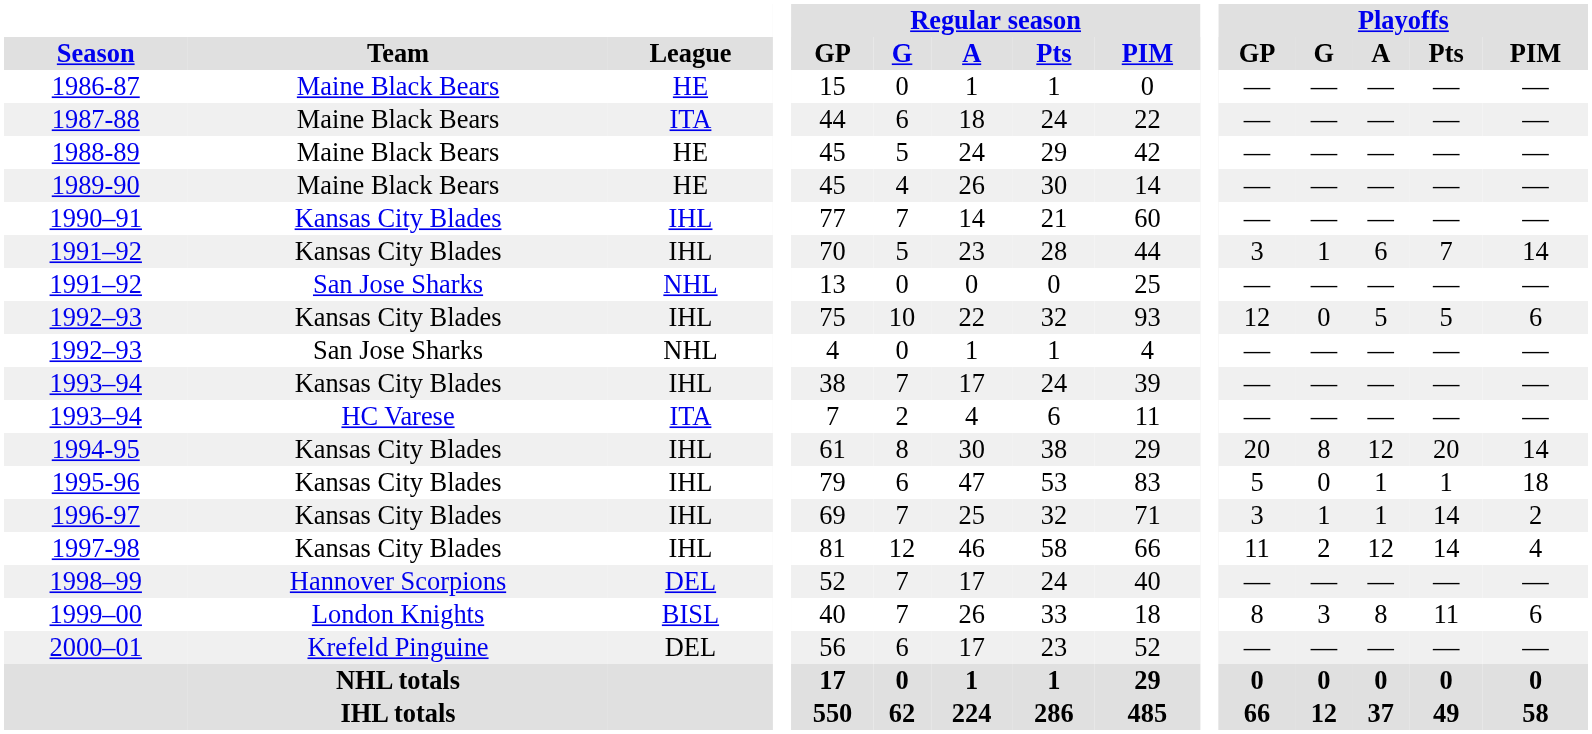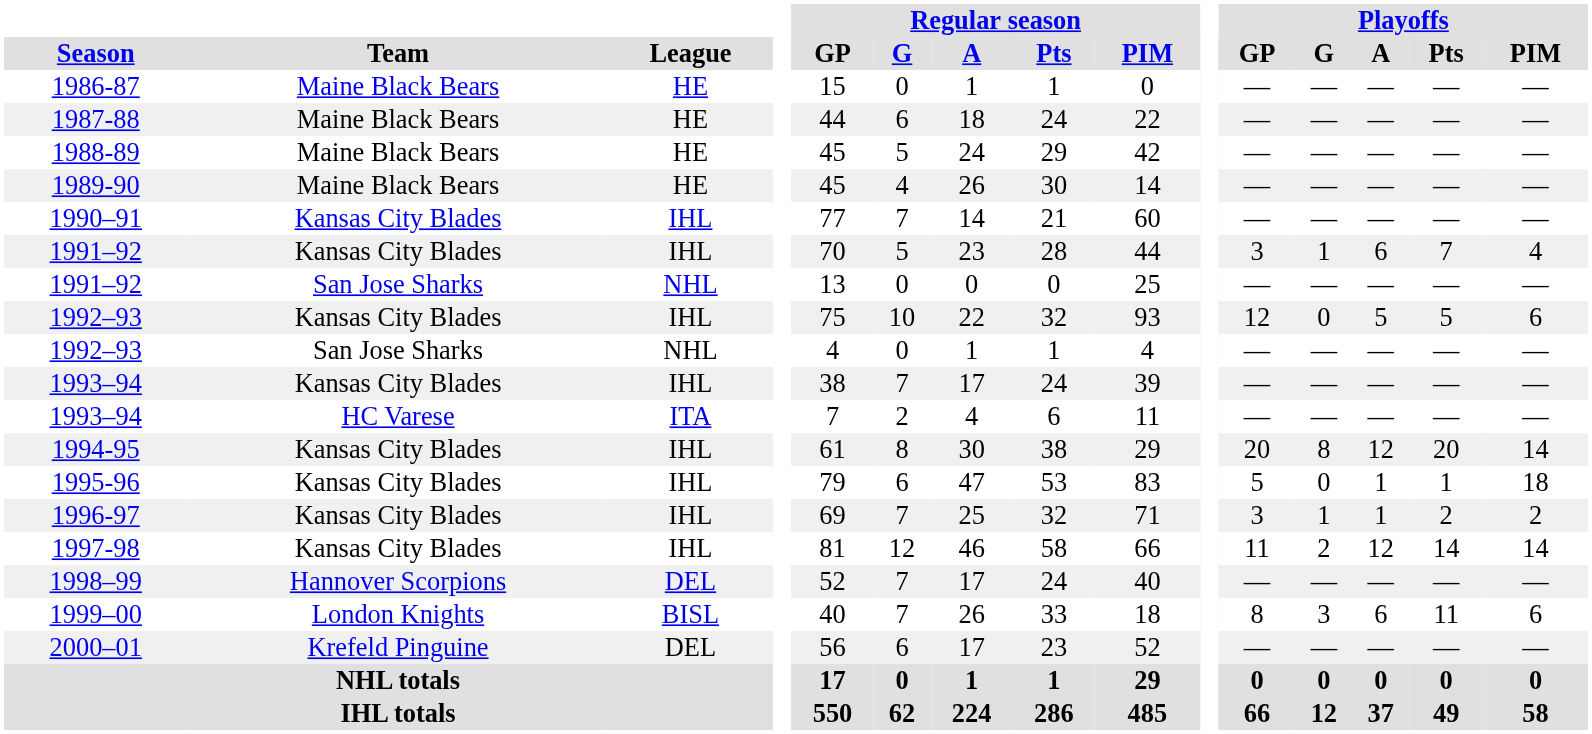(690, 119) ITA -> (690, 119) HE
(1536, 251) 14 -> (1536, 251) 4
(1446, 515) 14 -> (1446, 515) 2
(1536, 548) 4 -> (1536, 548) 14
(1381, 614) 8 -> (1381, 614) 6
